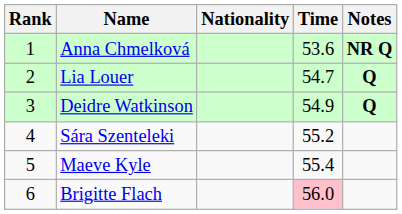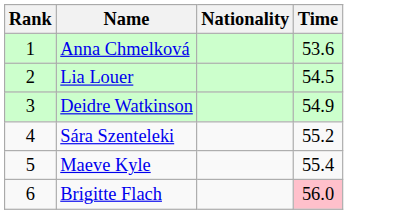- column: (370, 19)
(318, 77) 54.7 -> (318, 77) 54.5
